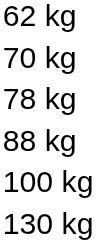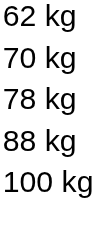- row: (48, 224)
